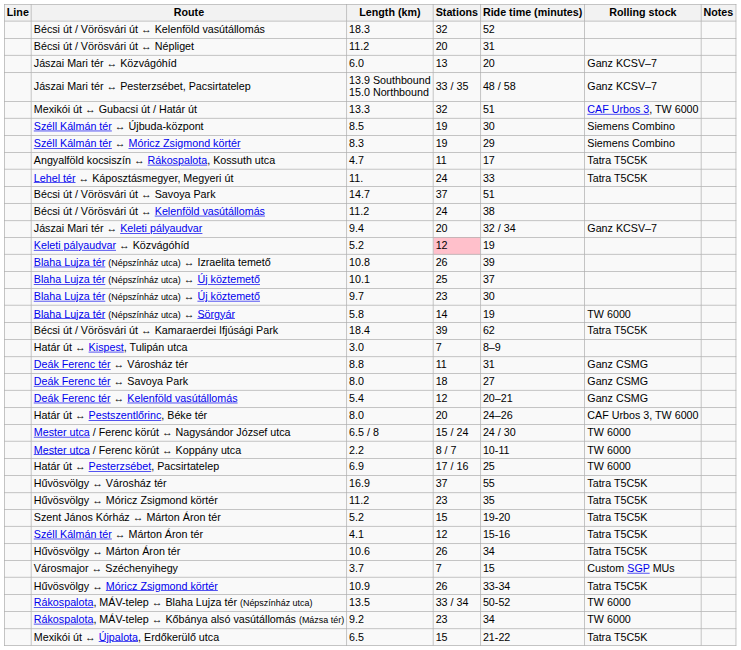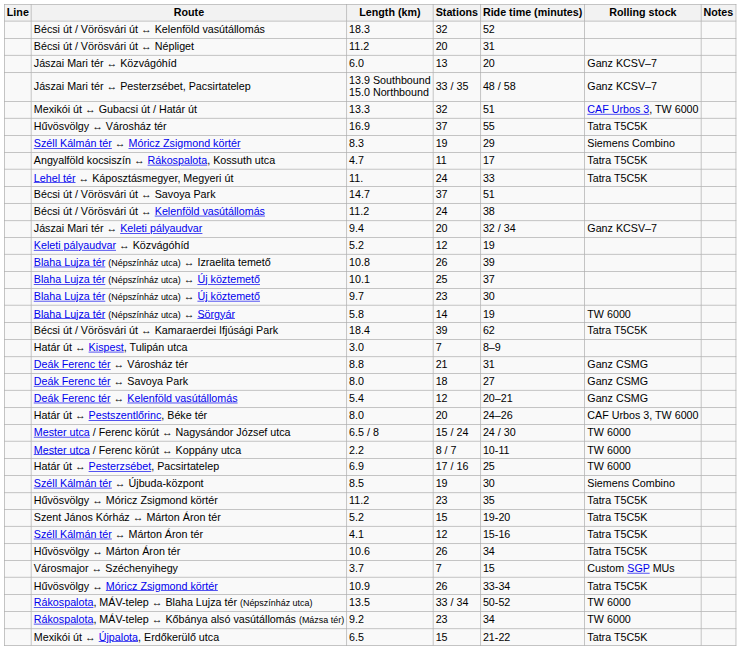rows swapped: (119, 127) <-> (100, 484)
(442, 246) pink background -> (442, 246) no background
(441, 365) 11 -> (442, 365) 21
